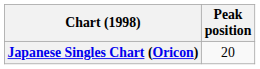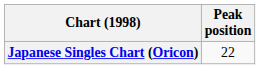(228, 52) 20 -> (228, 52) 22
